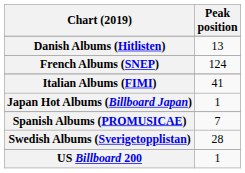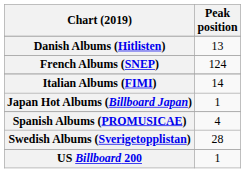(218, 83) 41 -> (218, 83) 14
(218, 121) 7 -> (218, 121) 4
